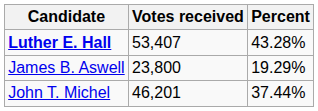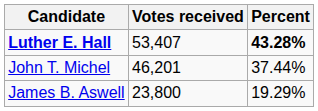(278, 42) normal -> (278, 42) bold
rows swapped: (59, 93) <-> (66, 67)
